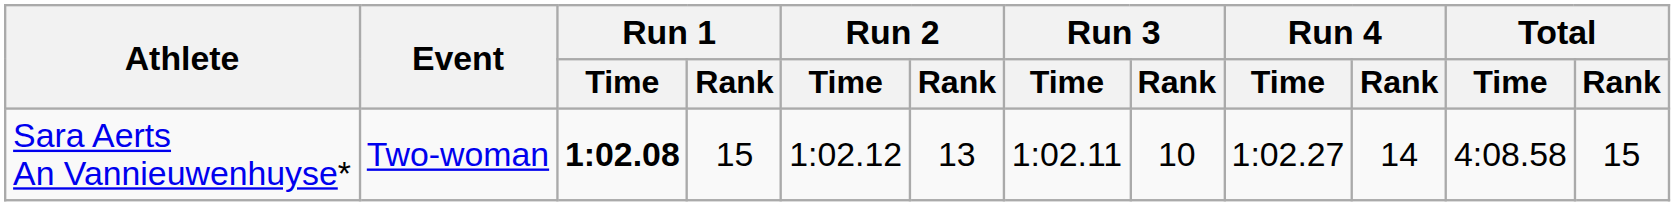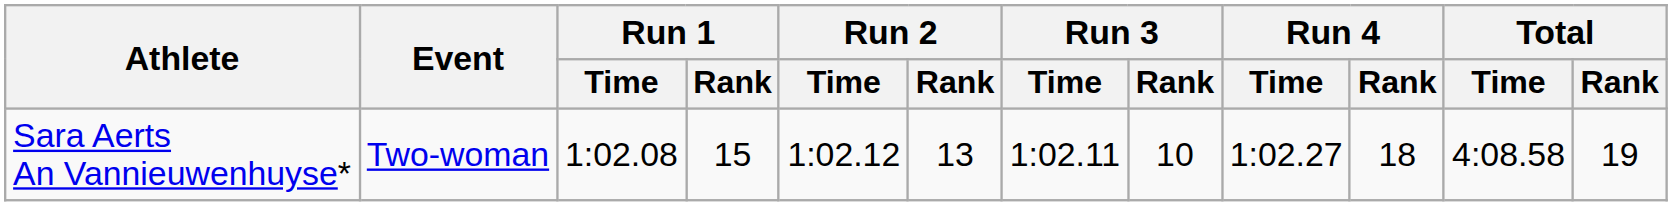(622, 155) bold -> (621, 155) normal
(1399, 155) 14 -> (1397, 155) 18
(1622, 155) 15 -> (1620, 155) 19
